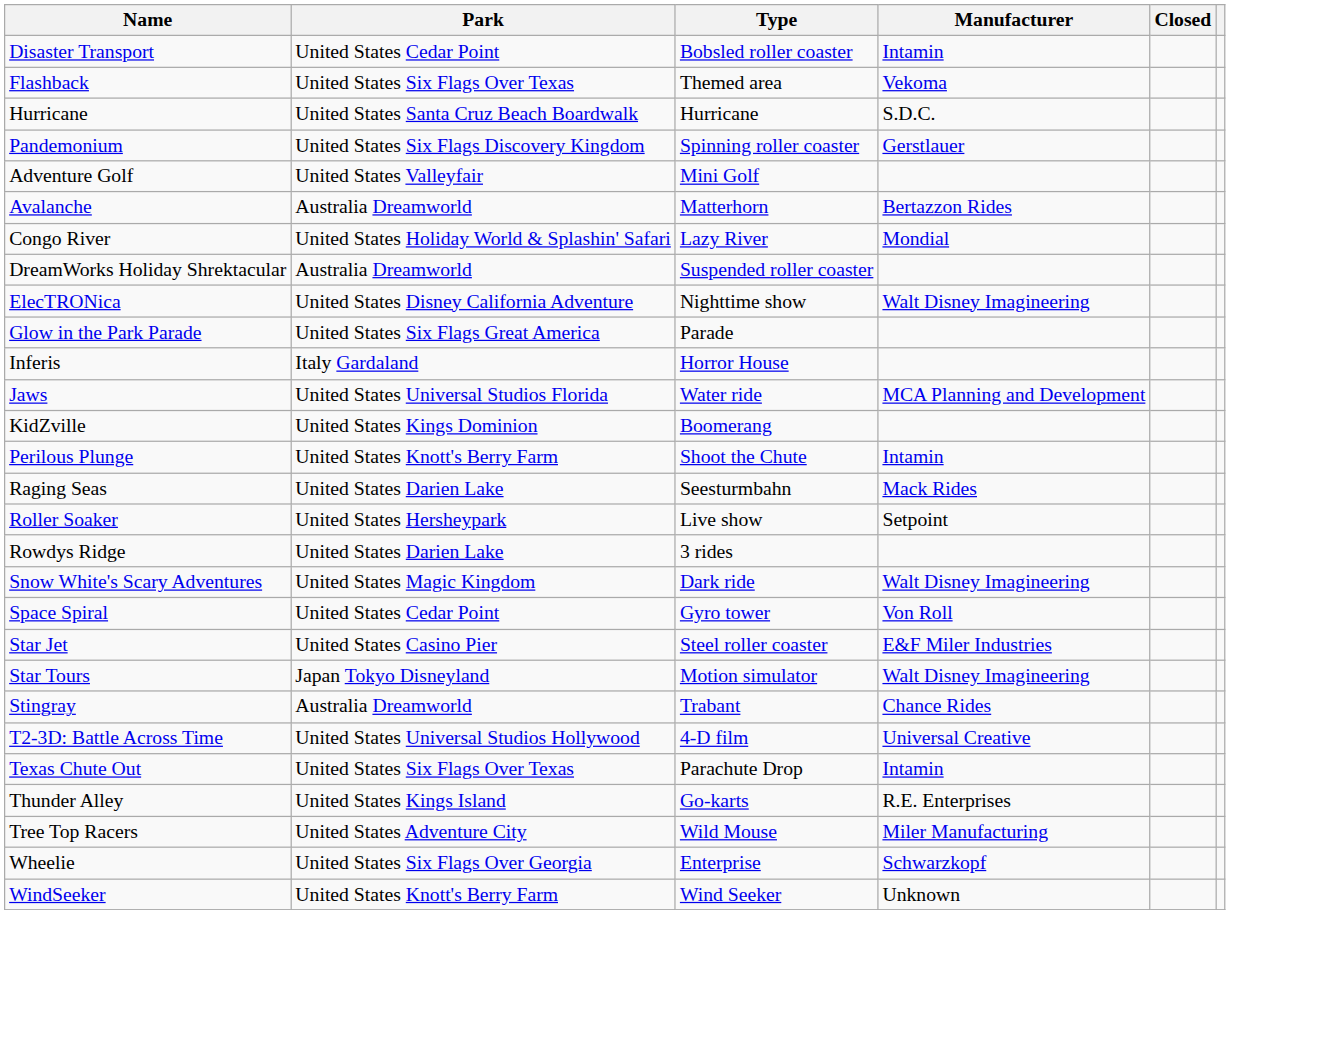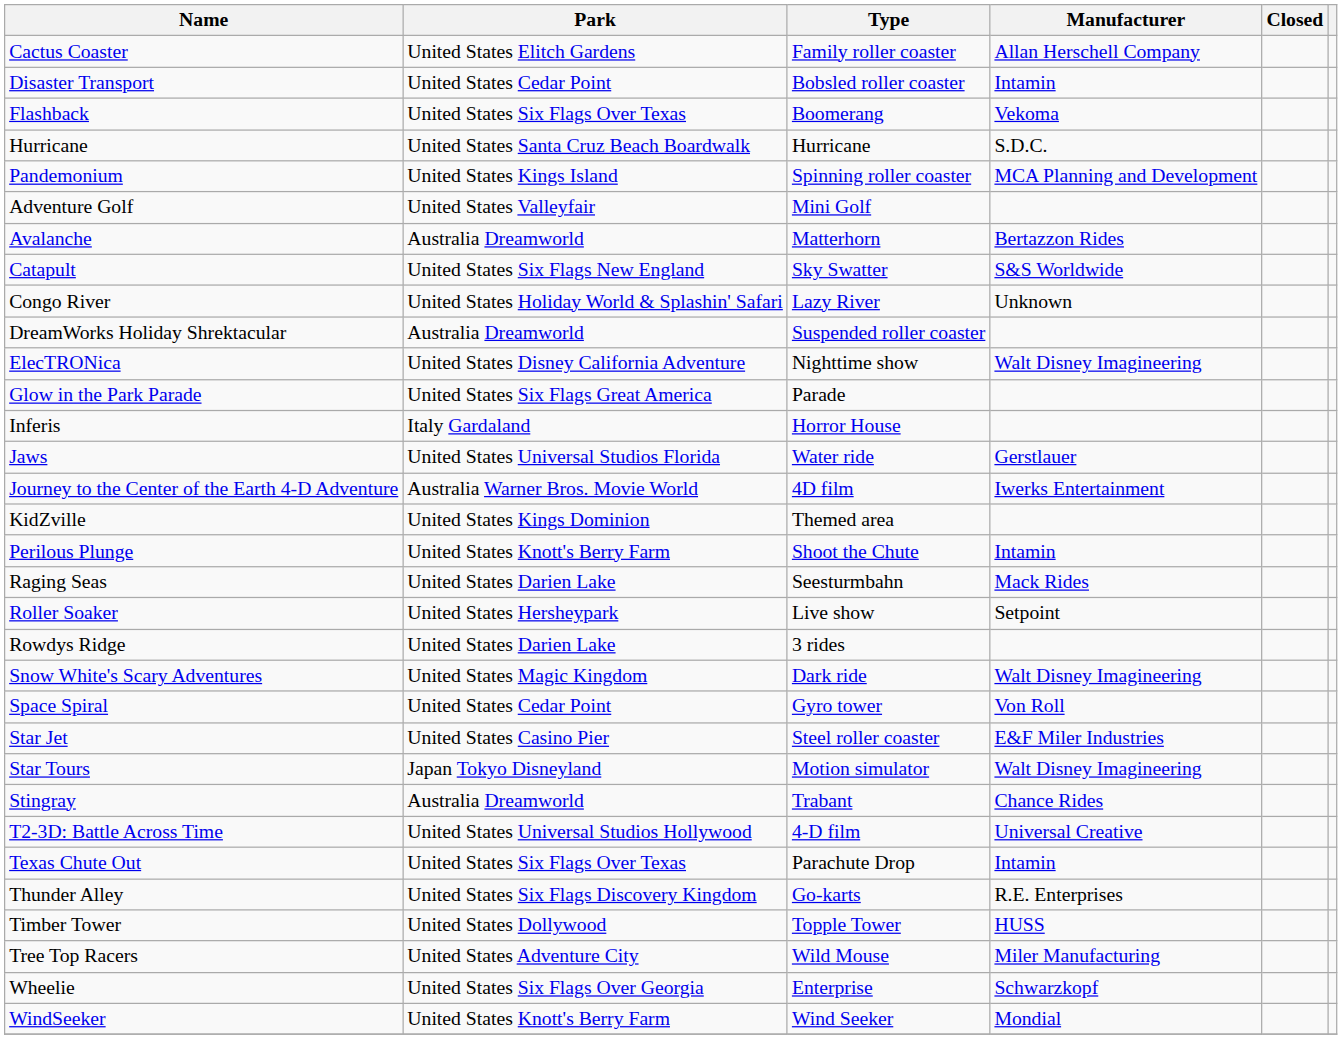+ row: (68, 51)
(731, 82) Themed area -> (838, 113) Boomerang
(470, 144) United States Six Flags Discovery Kingdom -> (513, 176) United States Kings Island
(923, 144) Gerstlauer -> (1126, 176) MCA Planning and Development
+ row: (42, 269)
(916, 238) Mondial -> (1033, 301) Unknown
(1014, 394) MCA Planning and Development -> (1035, 457) Gerstlauer
+ row: (204, 488)
(726, 425) Boomerang -> (843, 519) Themed area
(401, 800) United States Kings Island -> (582, 894) United States Six Flags Discovery Kingdom
+ row: (65, 925)
(921, 894) Unknown -> (1028, 1018) Mondial
